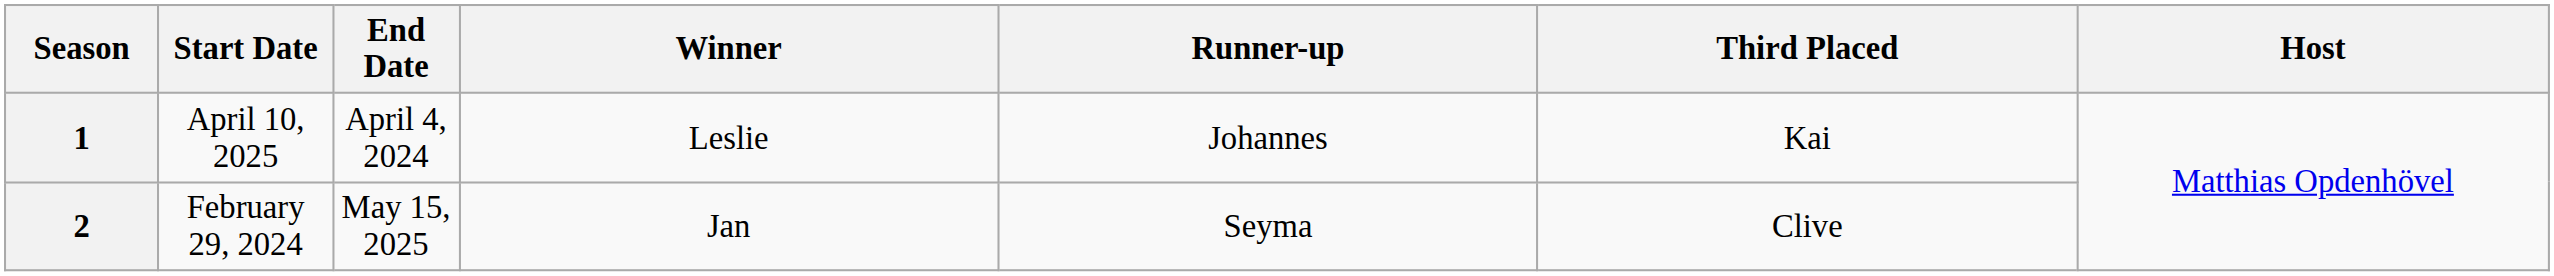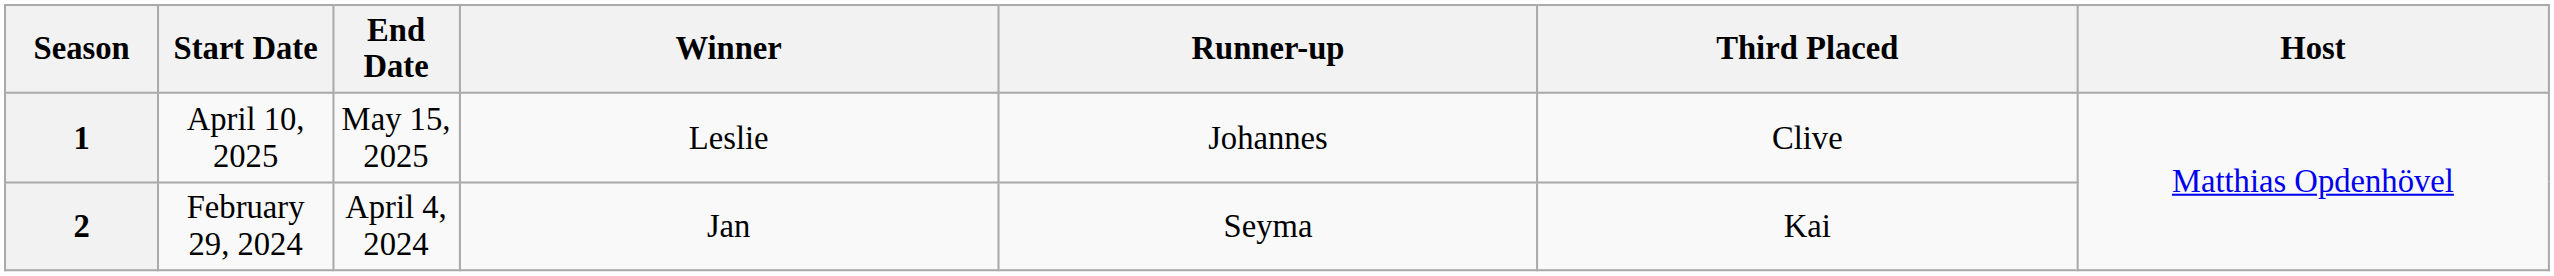(396, 137) April 4, 2024 -> (396, 137) May 15, 2025
(1807, 137) Kai -> (1807, 137) Clive
(396, 225) May 15, 2025 -> (396, 225) April 4, 2024
(1807, 225) Clive -> (1807, 225) Kai
